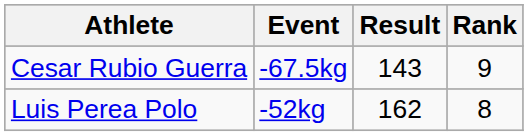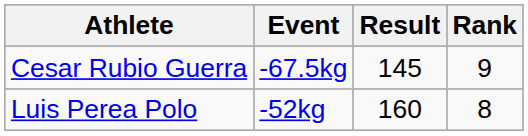(400, 67) 143 -> (400, 67) 145
(400, 109) 162 -> (400, 109) 160
